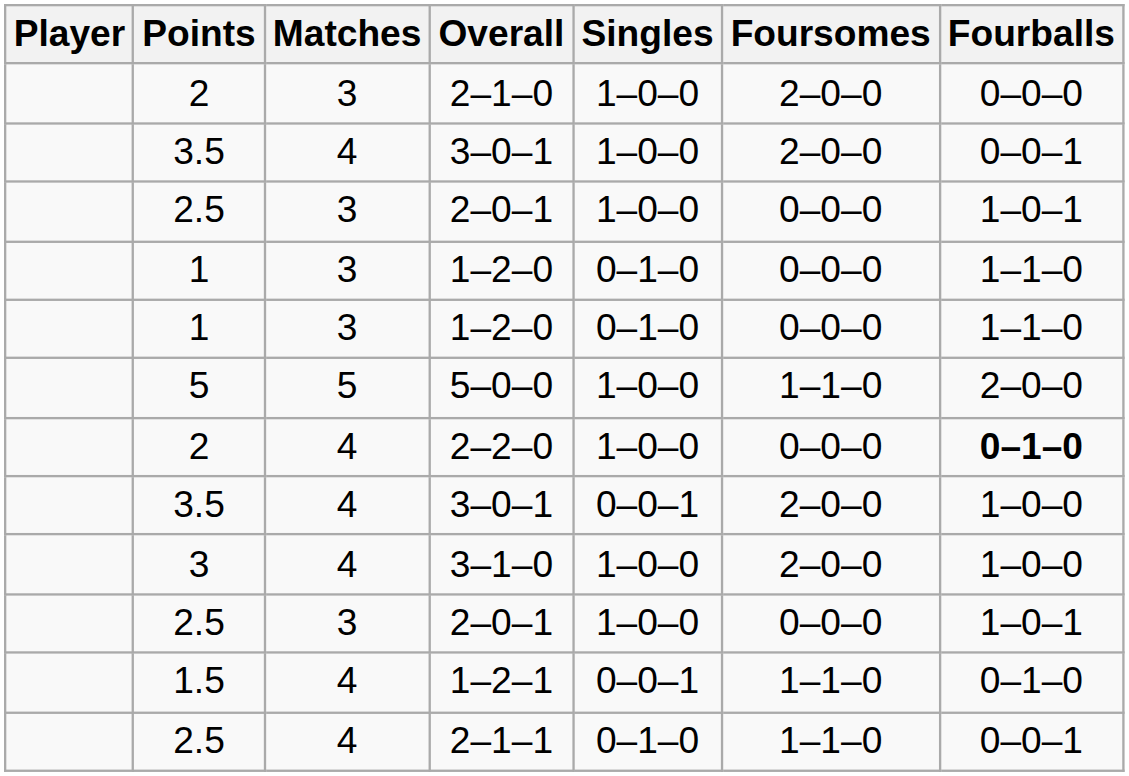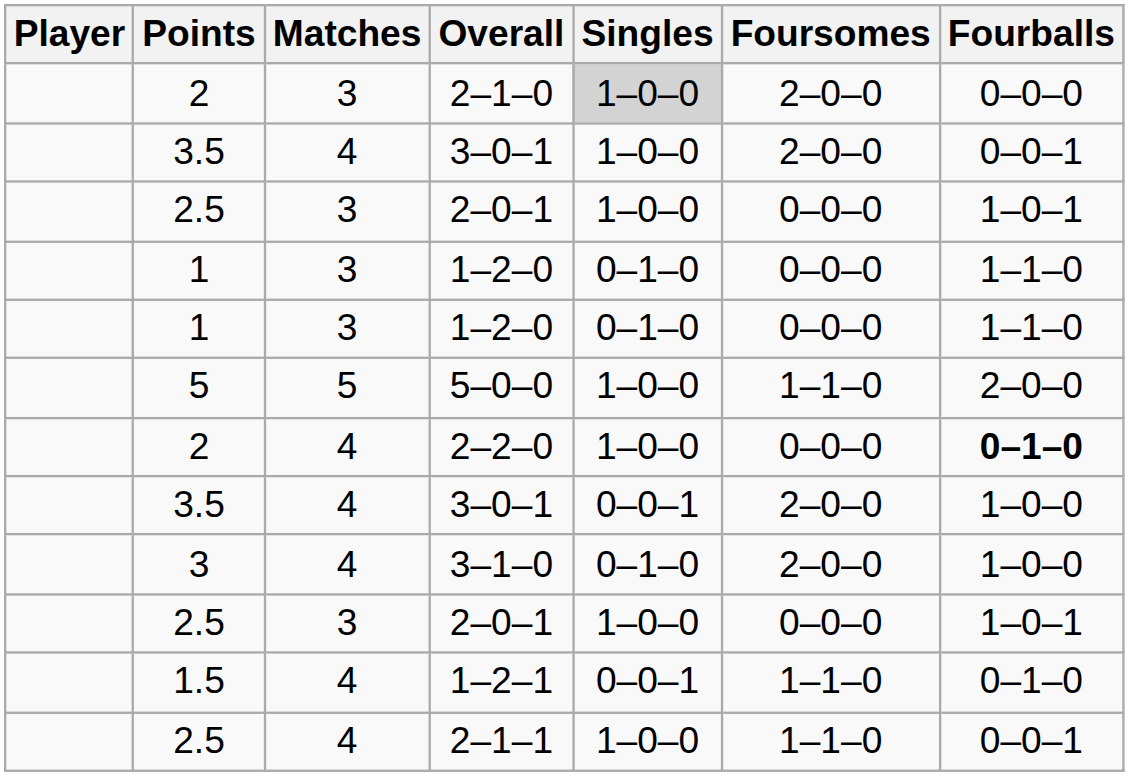(648, 92) no background -> (648, 92) lightgrey background
(648, 563) 1–0–0 -> (648, 563) 0–1–0
(648, 740) 0–1–0 -> (648, 740) 1–0–0
